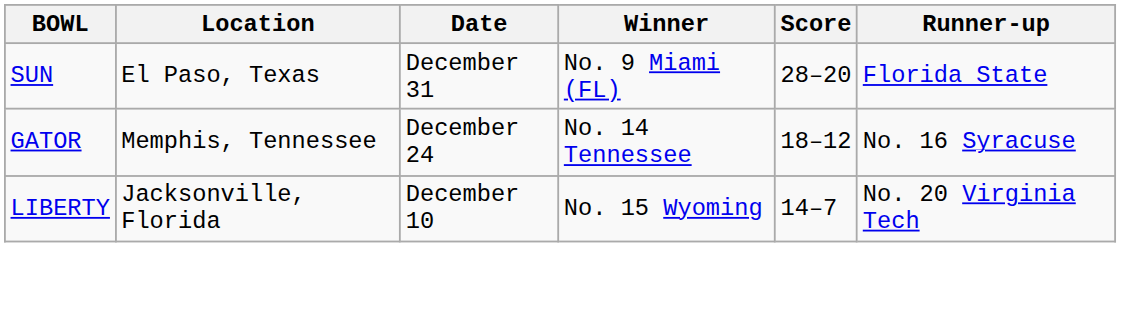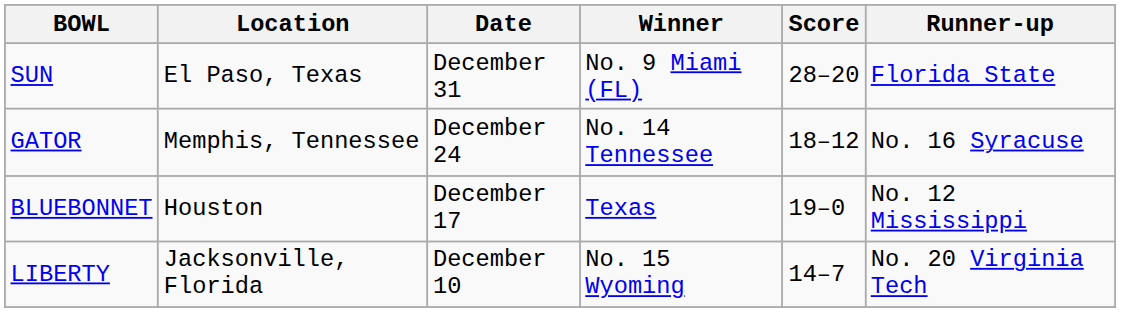+ row: (82, 208)
